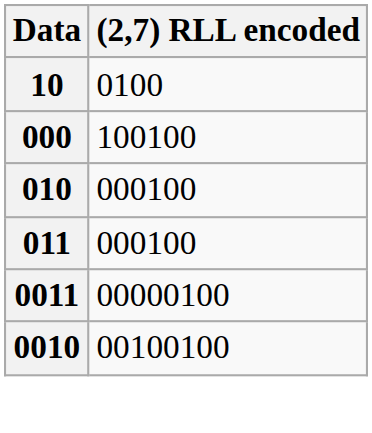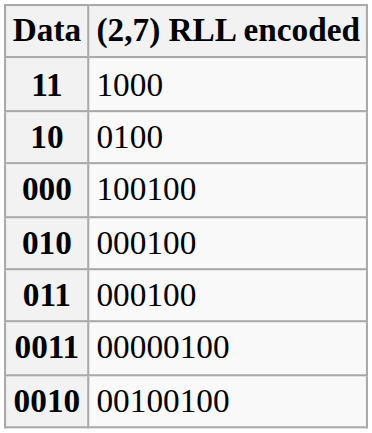+ row: (47, 83)
